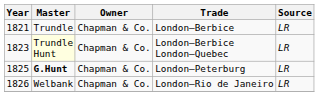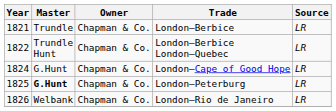(18, 48) 1823 -> (18, 48) 1822
(53, 48) lightyellow background -> (53, 48) no background
+ row: (223, 69)
